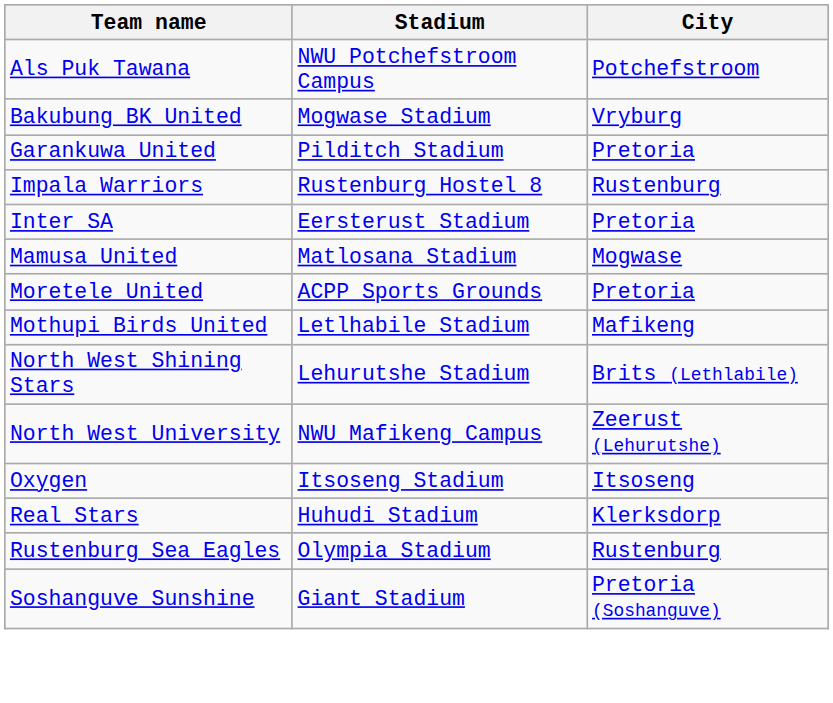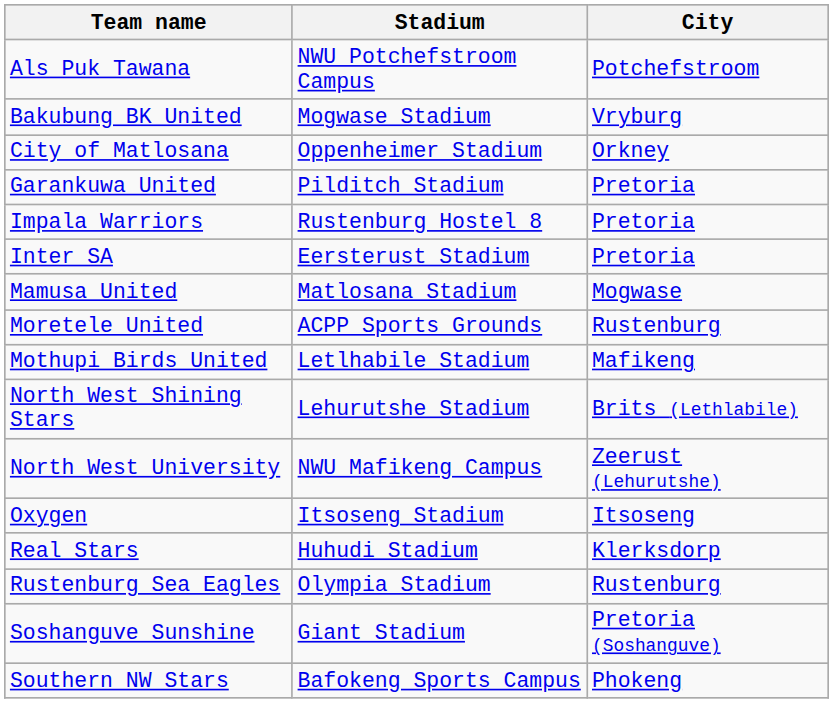+ row: (119, 152)
(656, 187) Rustenburg -> (643, 222) Pretoria
(643, 292) Pretoria -> (656, 327) Rustenburg
+ row: (119, 681)
